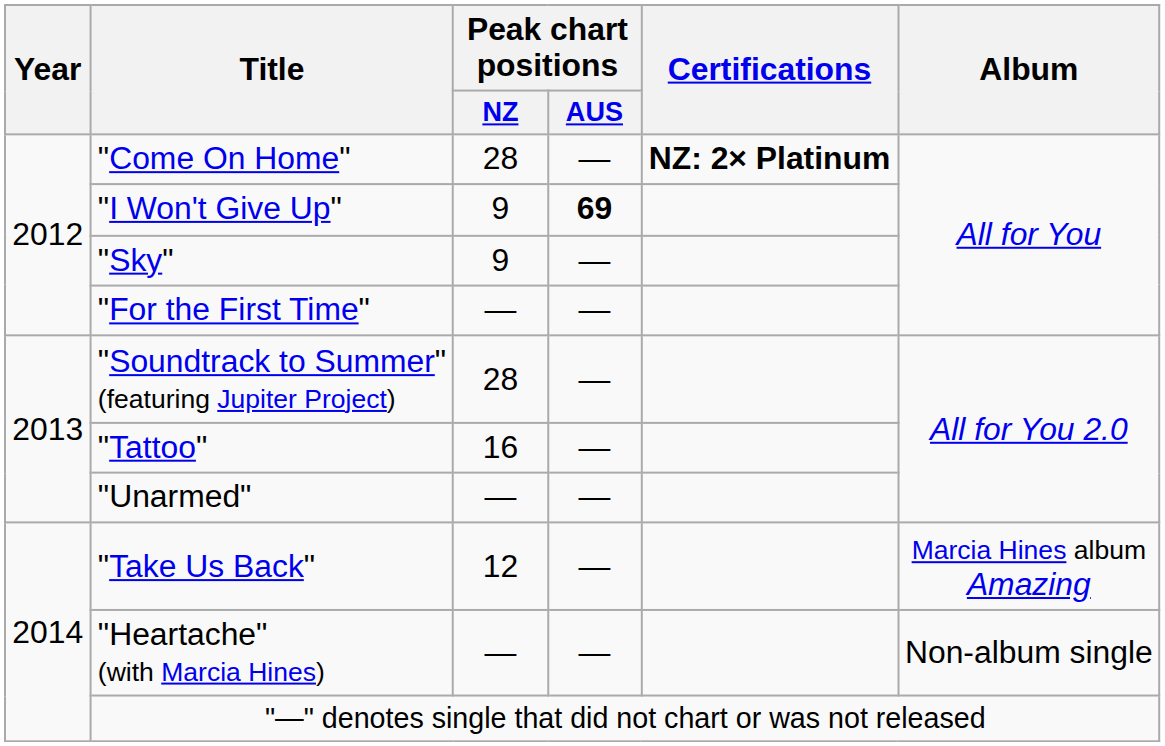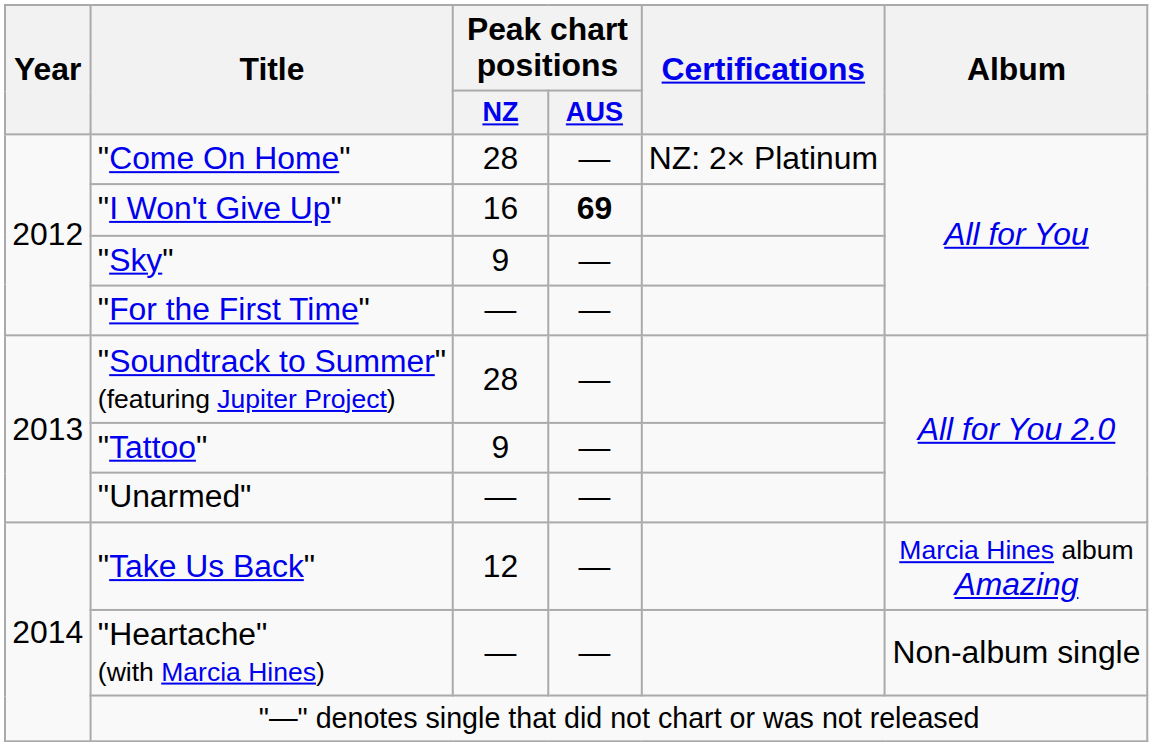(770, 158) bold -> (763, 158) normal
(500, 209) 9 -> (500, 209) 16
(500, 447) 16 -> (500, 447) 9
